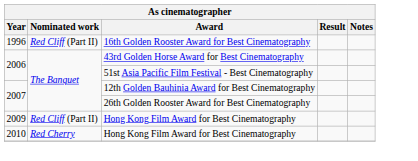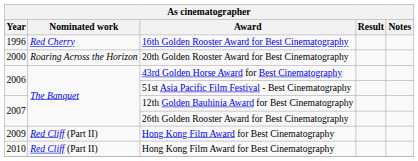(64, 42) Red Cliff (Part II) -> (52, 42) Red Cherry
+ row: (16, 57)
(52, 133) Red Cherry -> (64, 149) Red Cliff (Part II)
